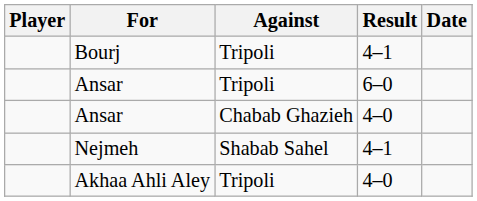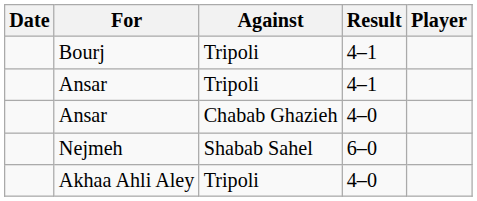columns swapped: (37, 20) <-> (447, 20)
(378, 84) 6–0 -> (362, 84) 4–1
(378, 148) 4–1 -> (362, 148) 6–0
